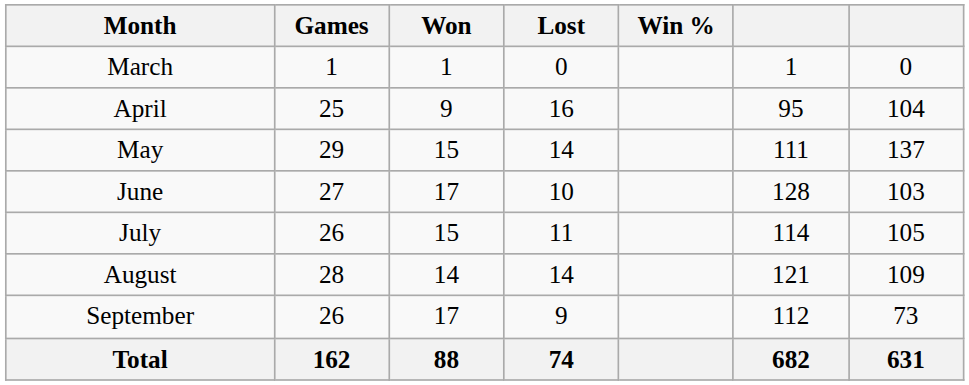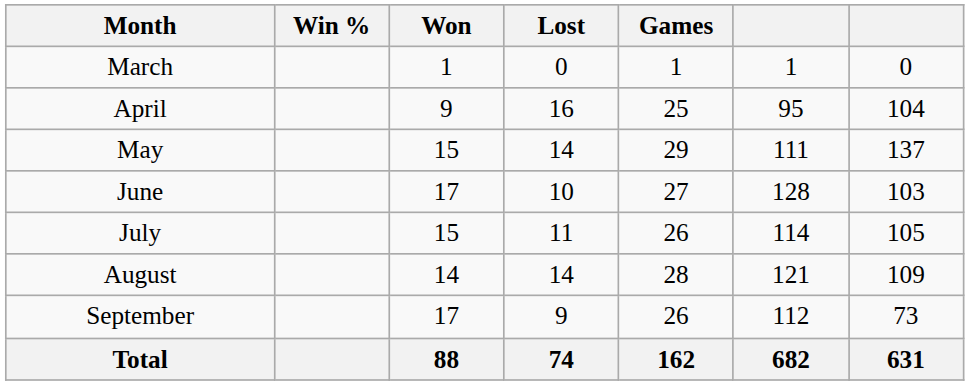columns swapped: (332, 25) <-> (676, 25)
